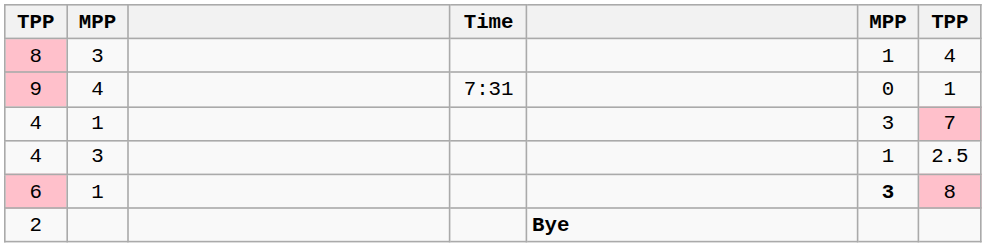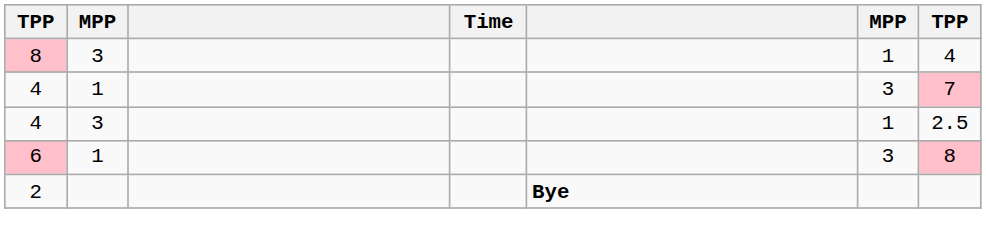- row: (36, 90)
(888, 191) bold -> (888, 157) normal
